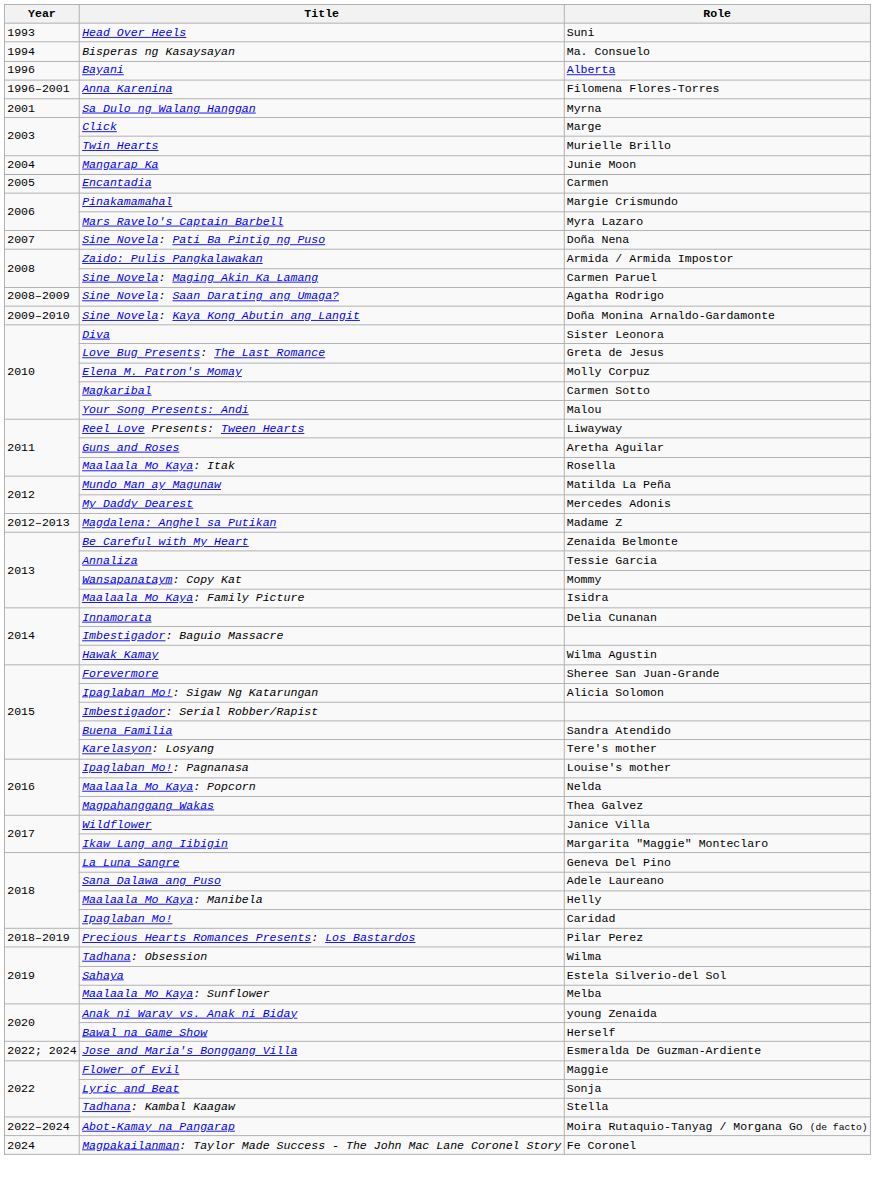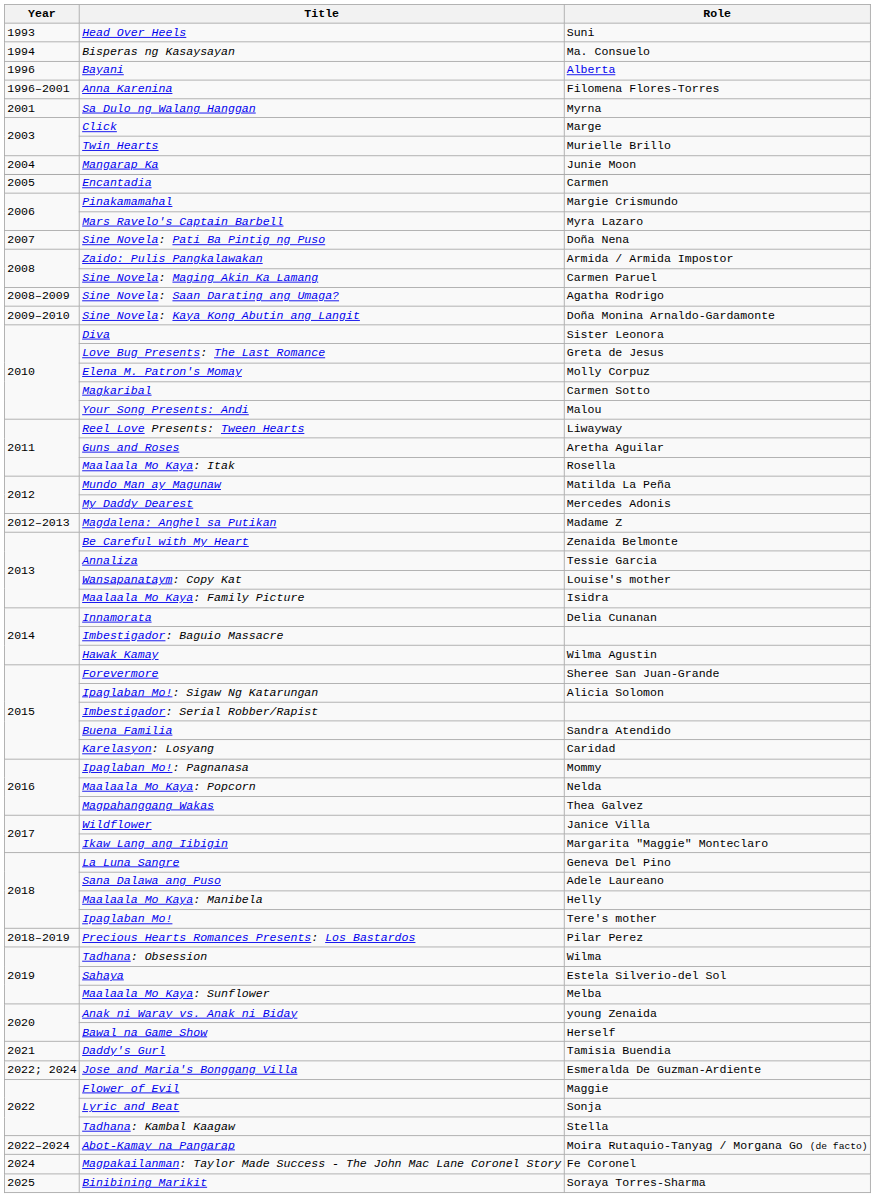(584, 580) Mommy -> (619, 580) Louise's mother
(612, 749) Tere's mother -> (591, 749) Caridad
(619, 768) Louise's mother -> (584, 768) Mommy
(591, 919) Caridad -> (612, 919) Tere's mother
+ row: (124, 1051)
+ row: (145, 1183)
